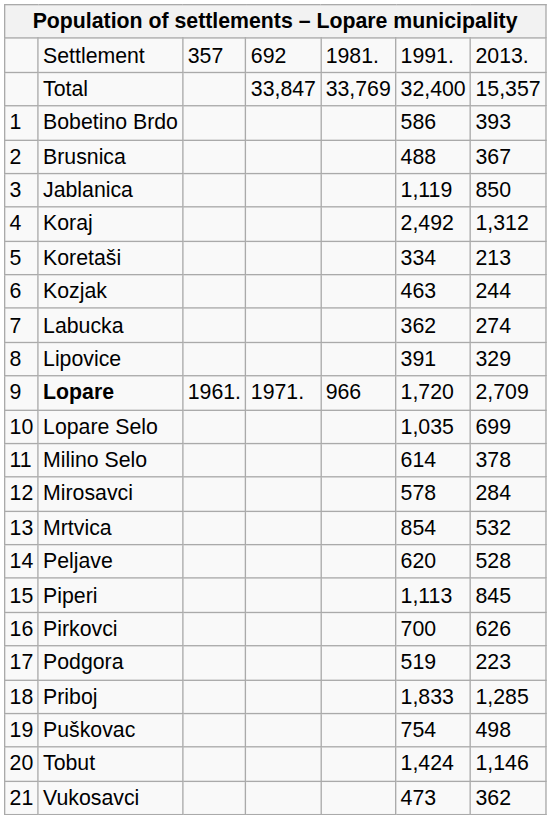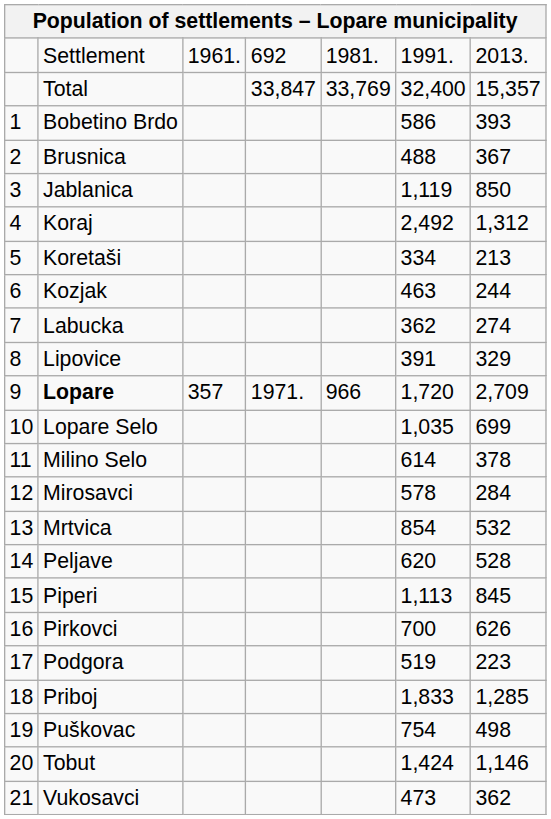(205, 55) 357 -> (214, 55) 1961.
(214, 392) 1961. -> (205, 392) 357
